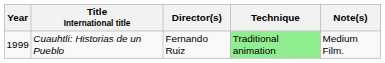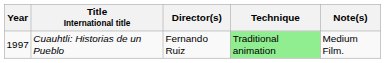(18, 44) 1999 -> (18, 44) 1997
